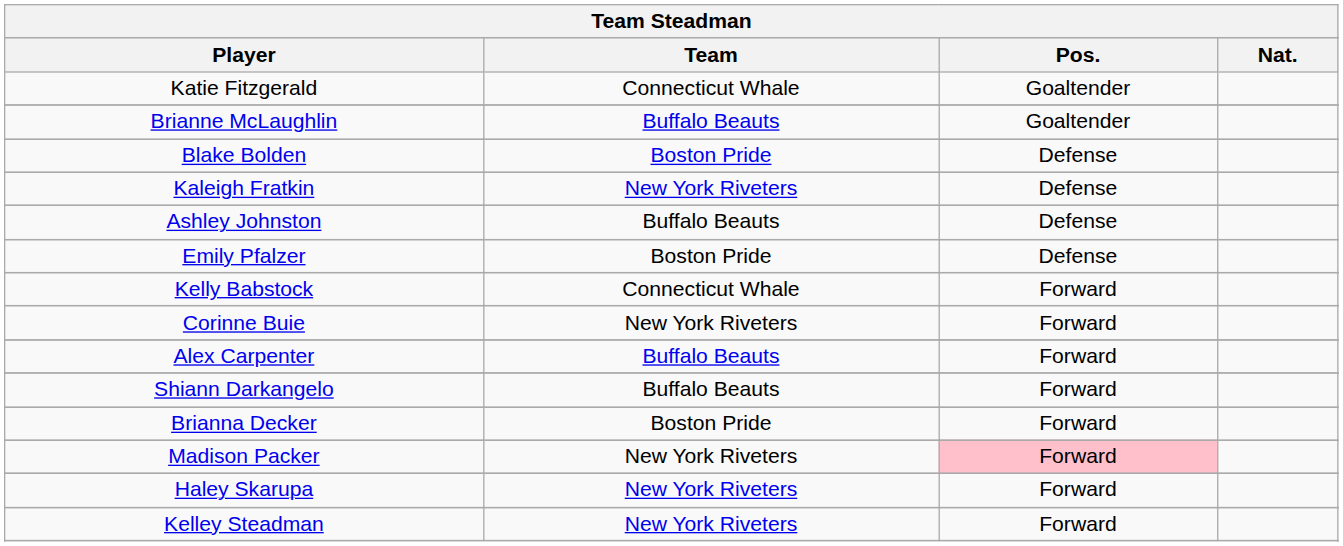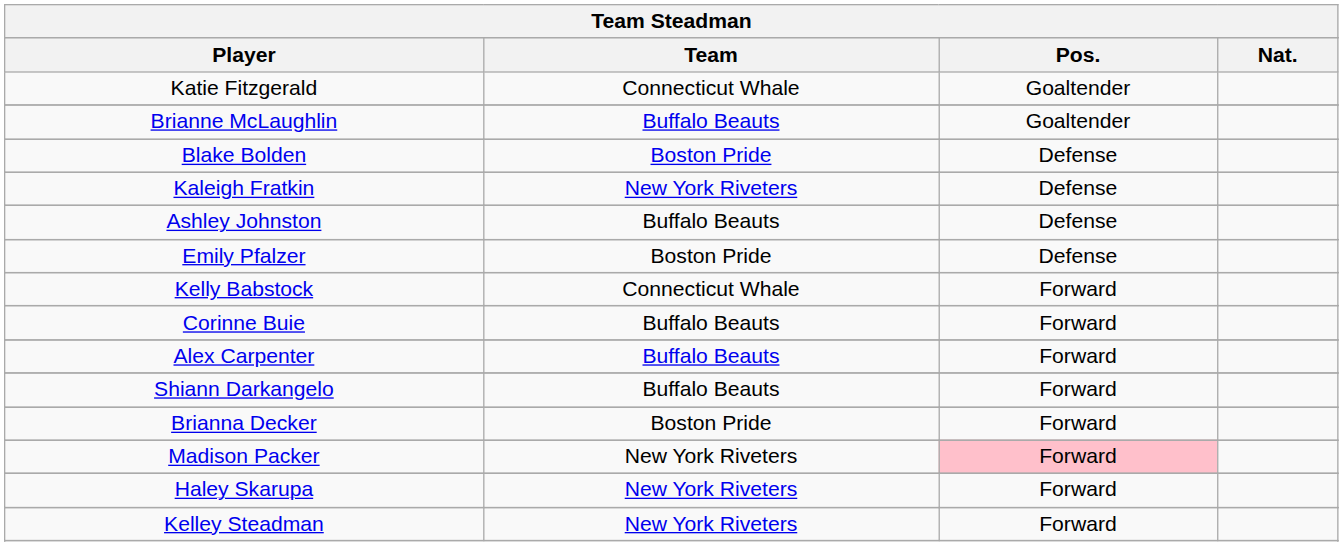(711, 322) New York Riveters -> (711, 322) Buffalo Beauts
